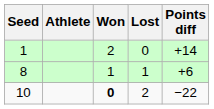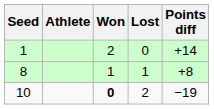(186, 72) +6 -> (186, 72) +8
(186, 93) −22 -> (186, 93) −19
